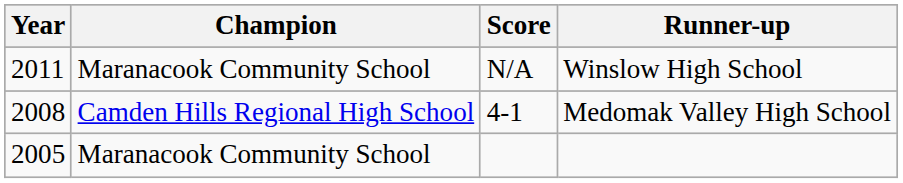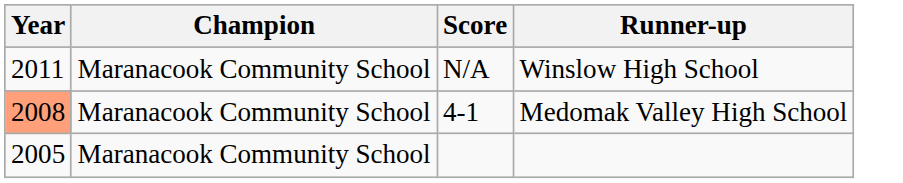(38, 111) no background -> (38, 111) lightsalmon background
(276, 111) Camden Hills Regional High School -> (254, 111) Maranacook Community School
